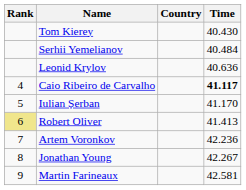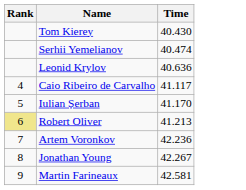- column: (181, 13)
(222, 49) 40.484 -> (176, 49) 40.474
(222, 85) bold -> (176, 85) normal
(222, 121) 41.413 -> (176, 121) 41.213
